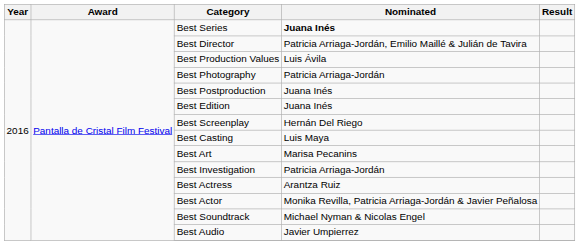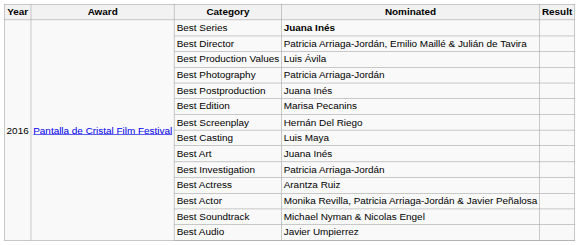(308, 106) Juana Inés -> (320, 106) Marisa Pecanins
(320, 153) Marisa Pecanins -> (308, 153) Juana Inés
